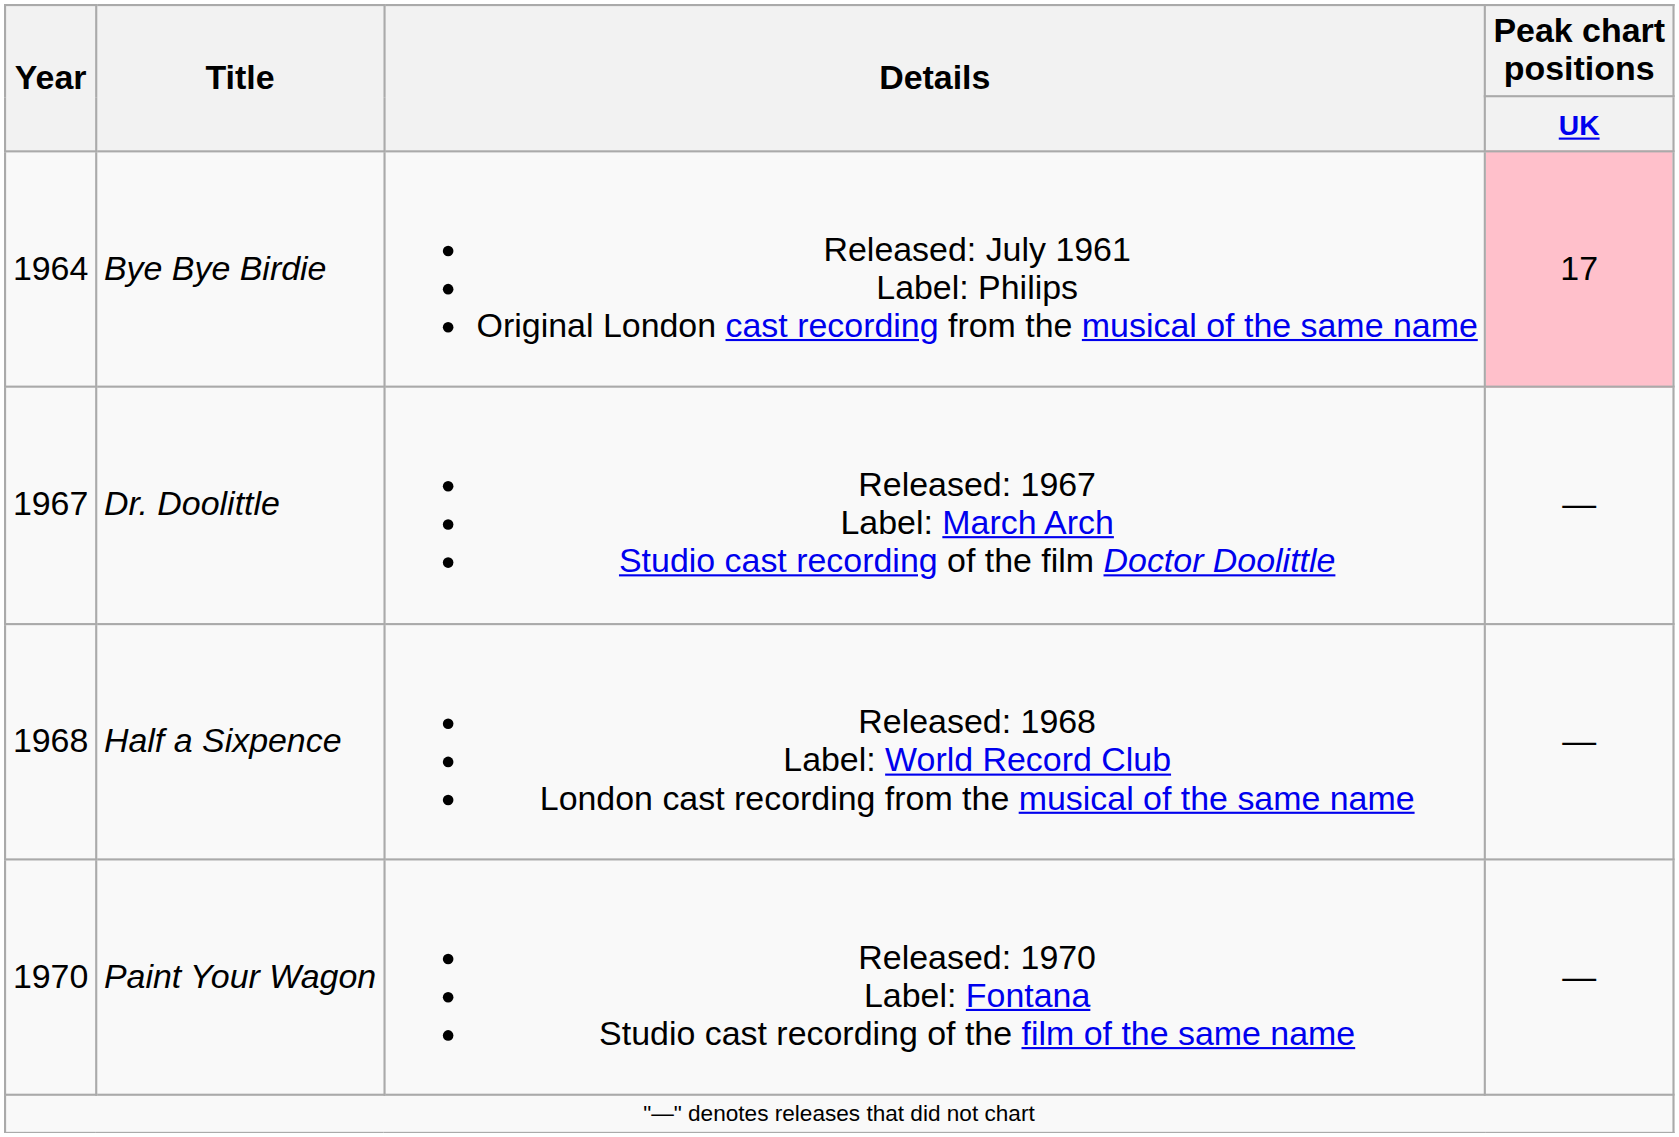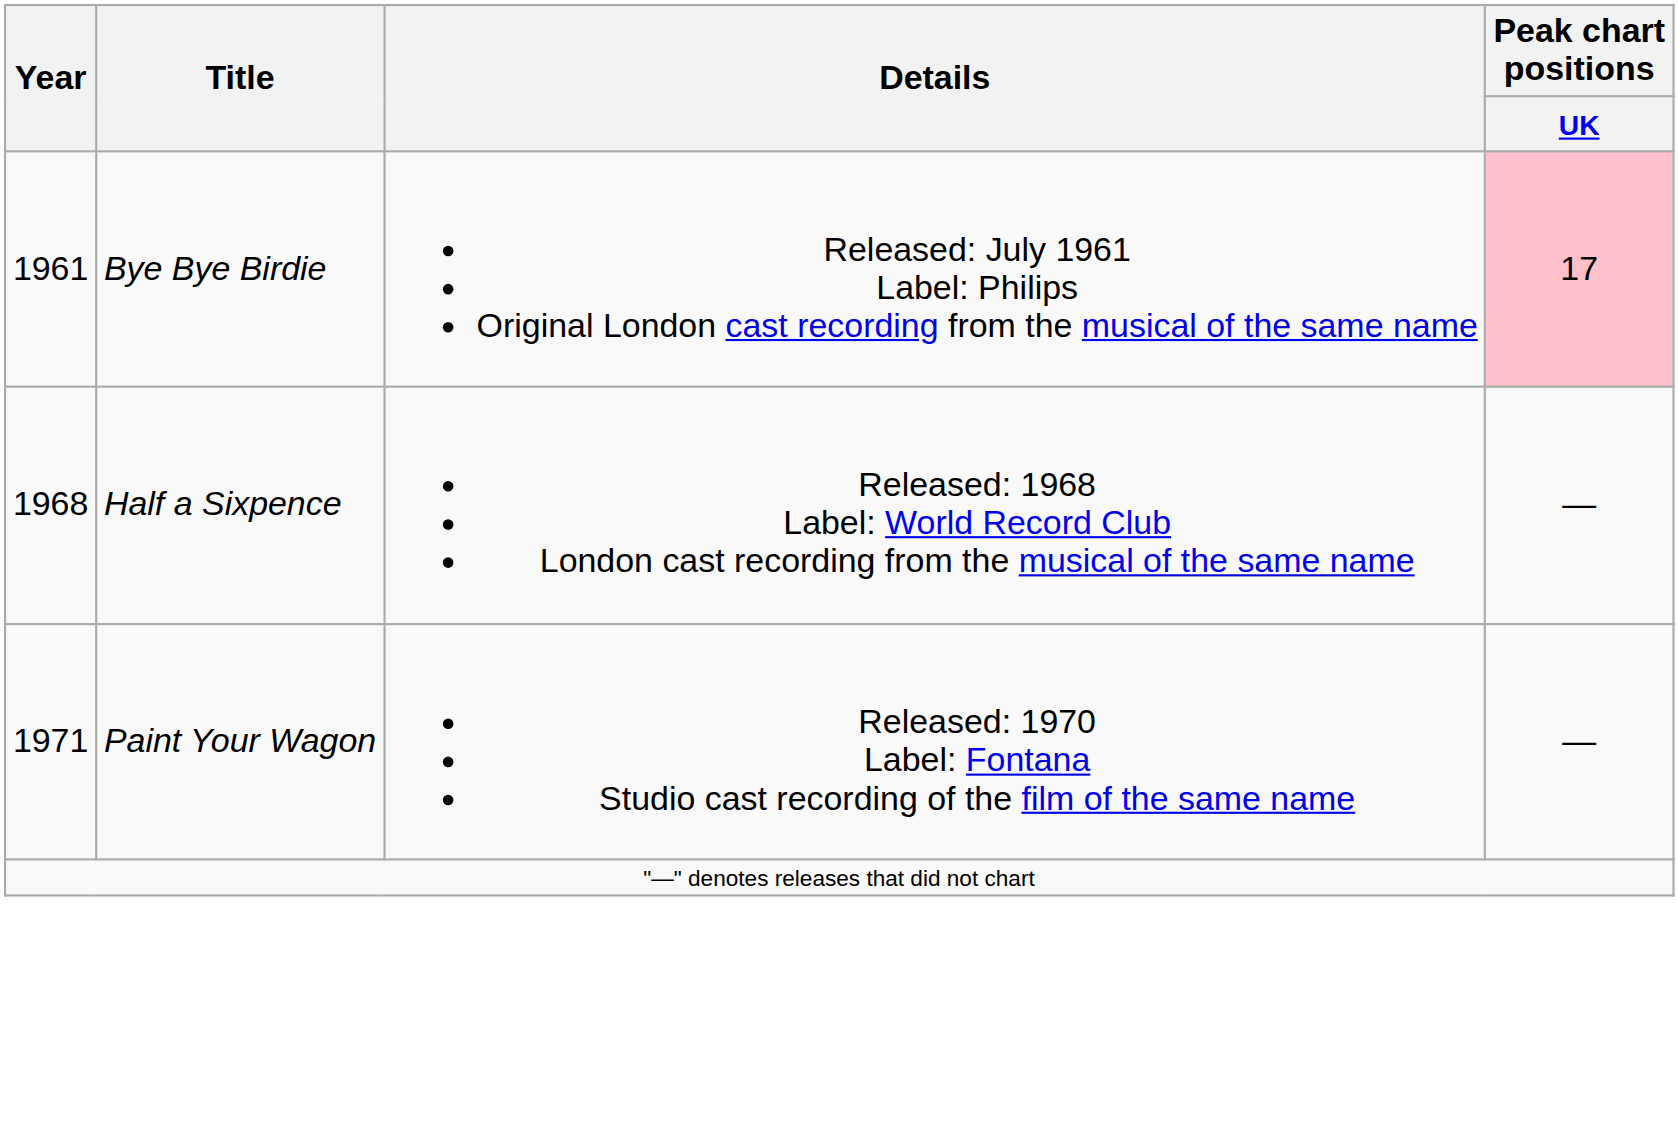(51, 268) 1964 -> (51, 268) 1961
- row: (192, 504)
(51, 976) 1970 -> (51, 740) 1971
